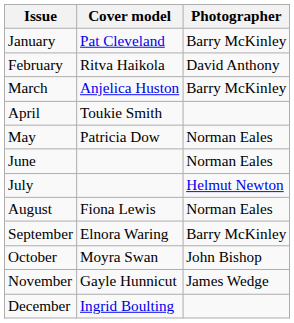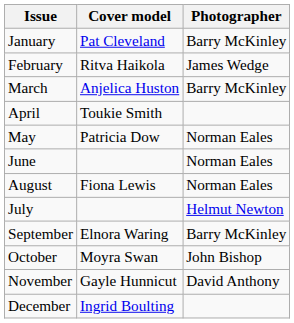(233, 64) David Anthony -> (227, 64) James Wedge
rows swapped: (21, 185) <-> (30, 209)
(227, 281) James Wedge -> (233, 281) David Anthony
